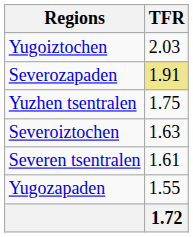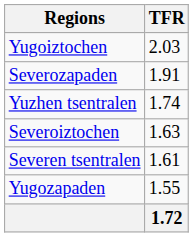(164, 75) khaki background -> (164, 75) no background
(164, 103) 1.75 -> (164, 103) 1.74
